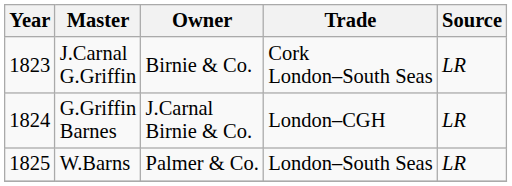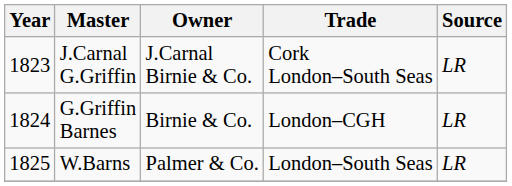(199, 64) Birnie & Co. -> (199, 64) J.Carnal Birnie & Co.
(199, 120) J.Carnal Birnie & Co. -> (199, 120) Birnie & Co.
